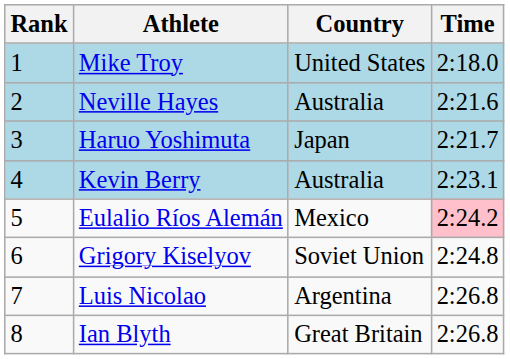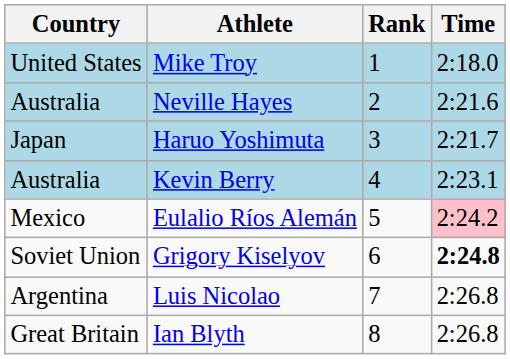columns swapped: (39, 23) <-> (360, 23)
(468, 256) normal -> (468, 256) bold
